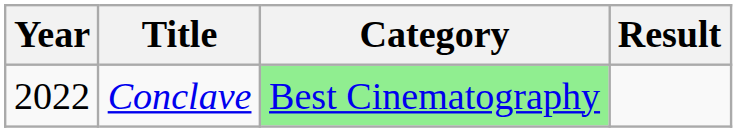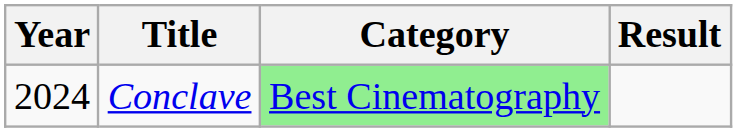(52, 95) 2022 -> (52, 95) 2024
